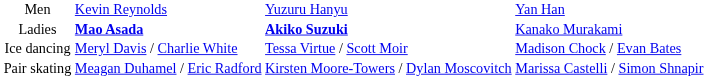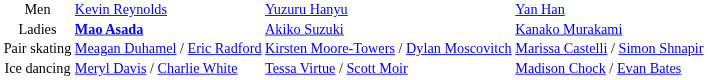(306, 29) bold -> (304, 29) normal
rows swapped: (37, 68) <-> (37, 48)
